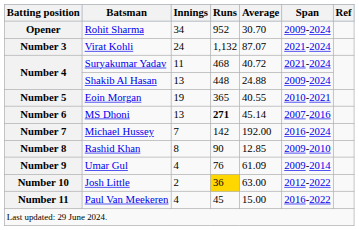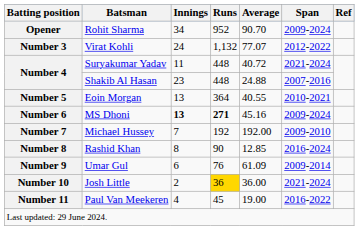(254, 30) 30.70 -> (254, 30) 90.70
(254, 47) 87.07 -> (254, 47) 77.07
(307, 47) 2021-2024 -> (307, 47) 2012-2022
(221, 64) 468 -> (221, 64) 448
(179, 81) 13 -> (179, 81) 23
(307, 81) 2009-2024 -> (307, 81) 2007-2016
(179, 98) 19 -> (179, 98) 13
(221, 98) 365 -> (221, 98) 364
(179, 115) normal -> (179, 115) bold
(254, 115) 45.14 -> (254, 115) 45.16
(307, 115) 2007-2016 -> (307, 115) 2009-2024
(221, 132) 142 -> (221, 132) 192
(307, 132) 2016-2024 -> (307, 132) 2009-2010
(307, 149) 2009-2010 -> (307, 149) 2016-2024
(176, 166) 4 -> (176, 166) 6
(254, 183) 63.00 -> (254, 183) 36.00
(307, 183) 2012-2022 -> (307, 183) 2021-2024
(254, 200) 15.00 -> (254, 200) 19.00
